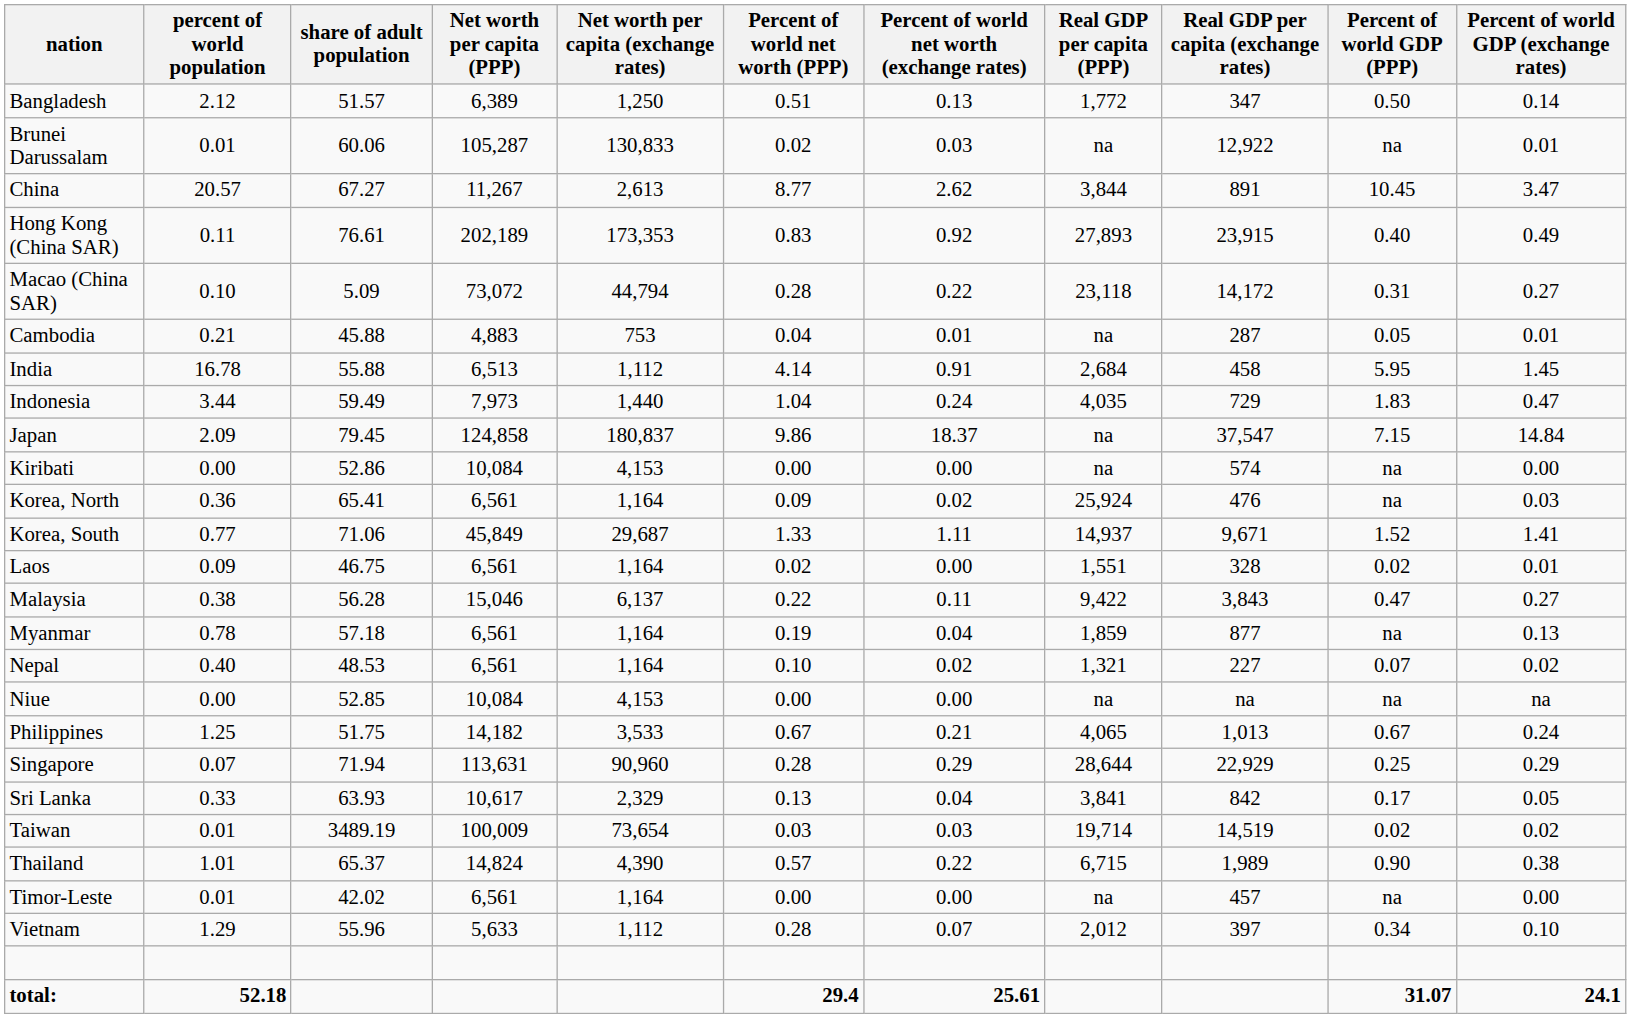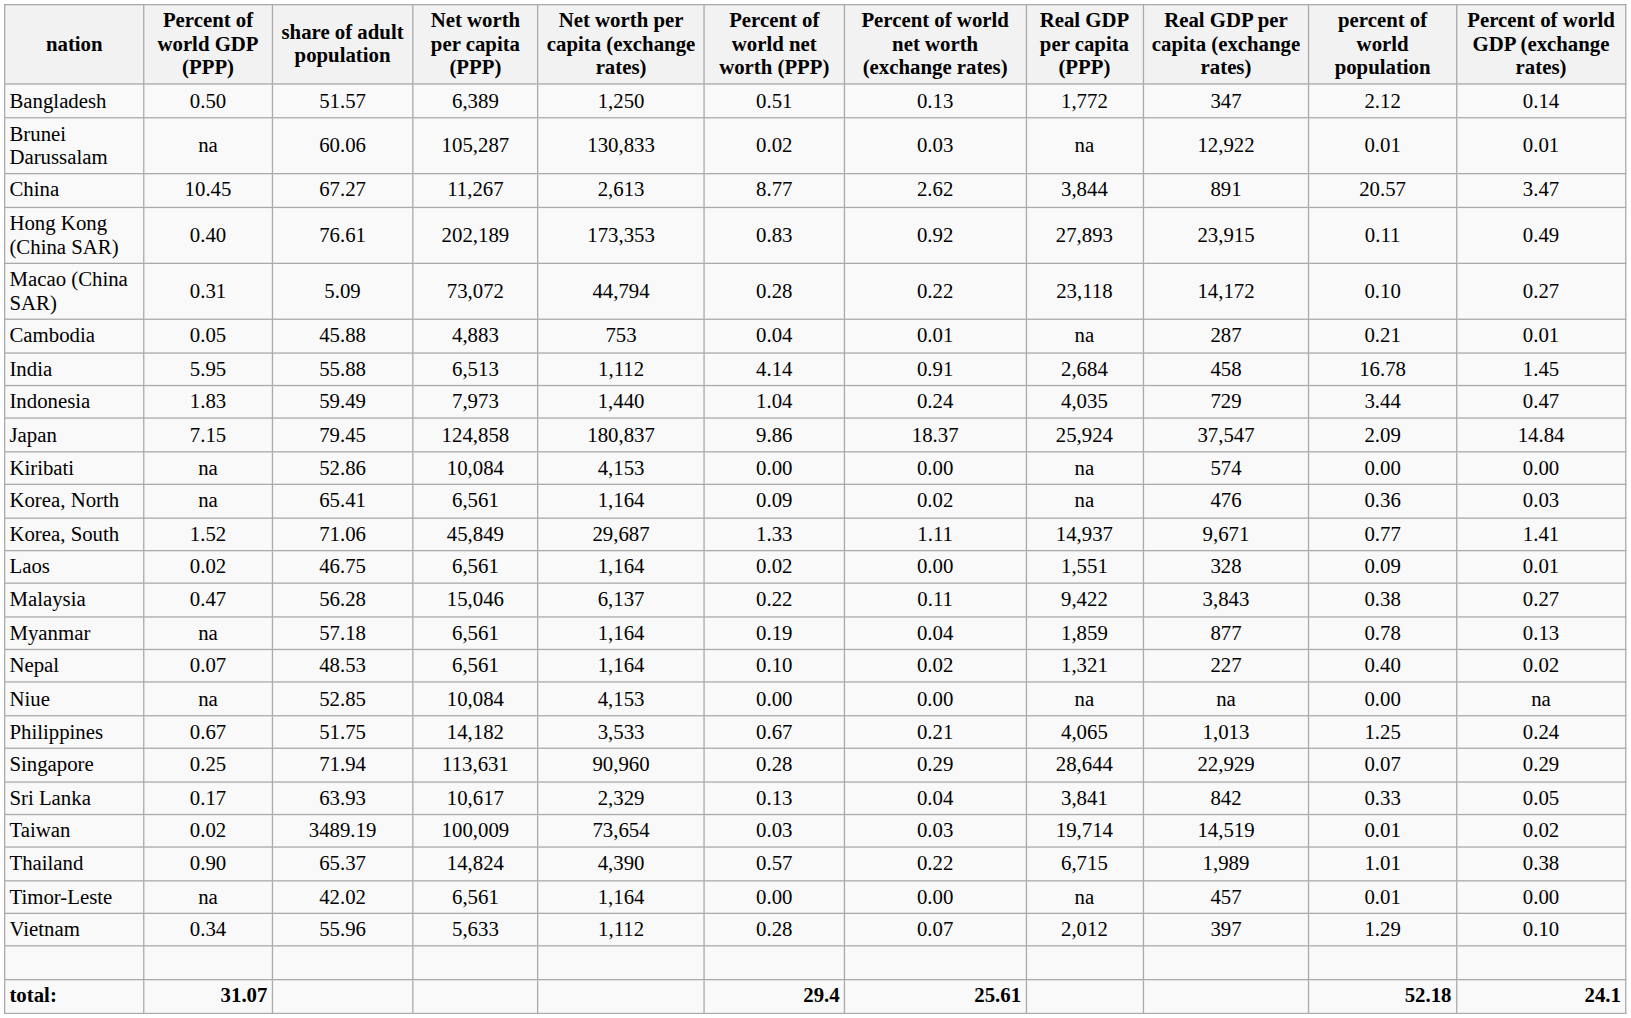columns swapped: (218, 44) <-> (1392, 44)
(1103, 434) na -> (1084, 434) 25,924
(1103, 500) 25,924 -> (1084, 500) na
